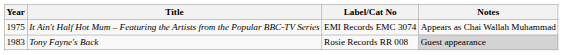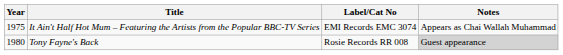(16, 42) 1983 -> (16, 42) 1980
